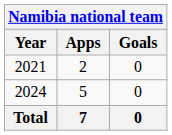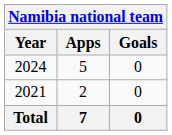rows swapped: (31, 67) <-> (31, 92)
